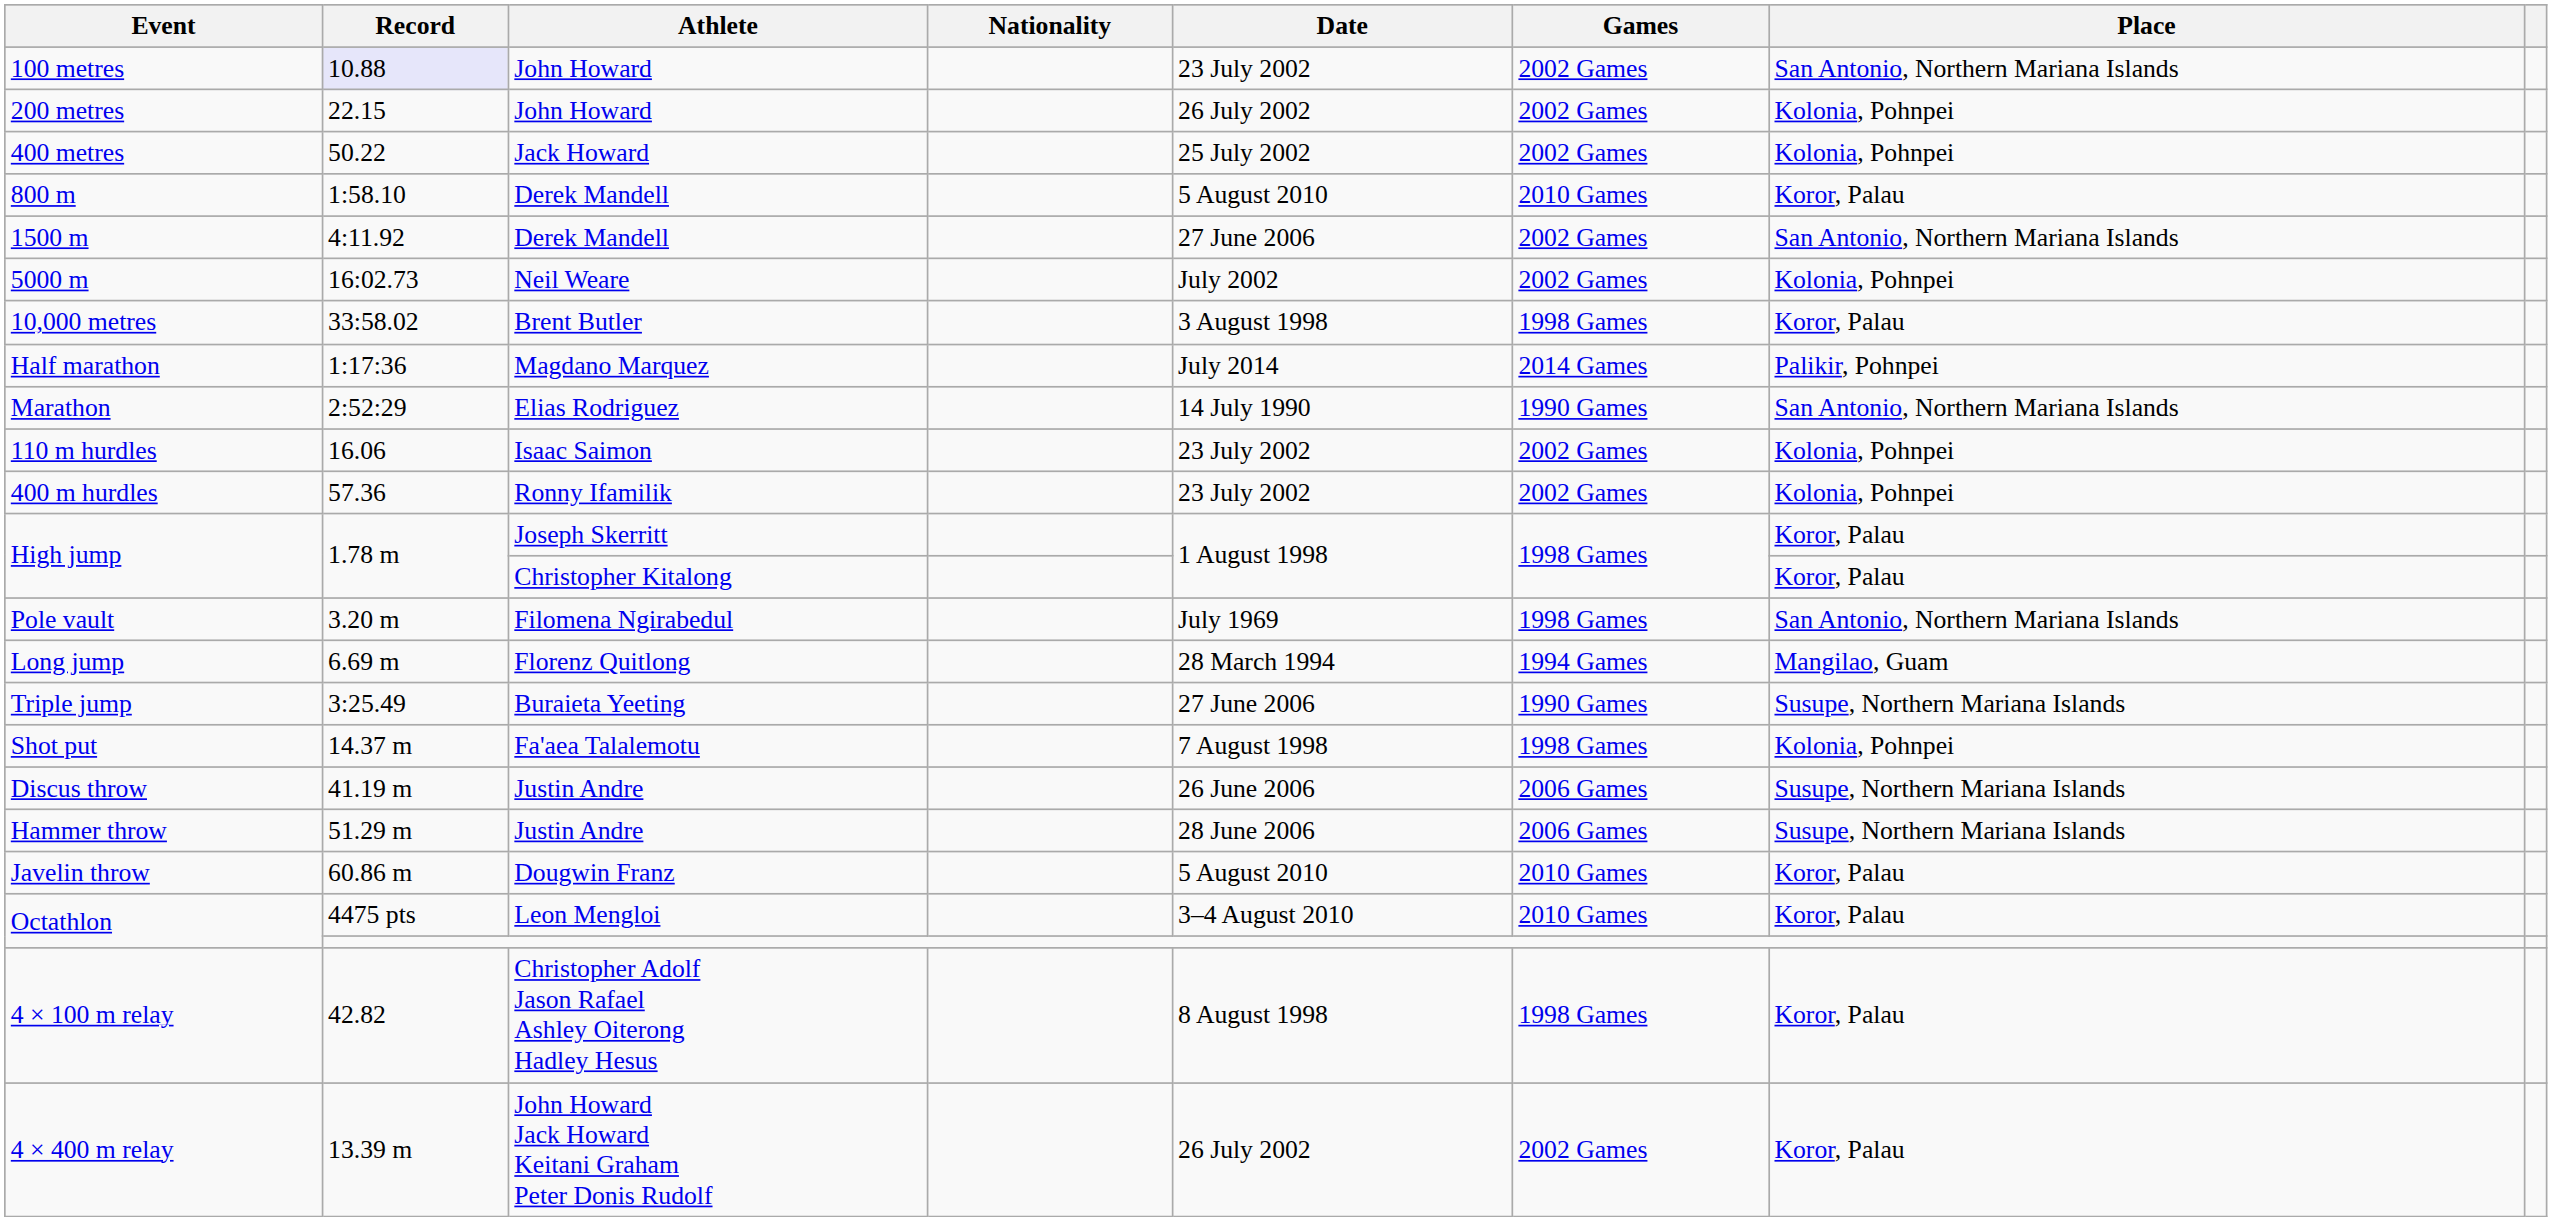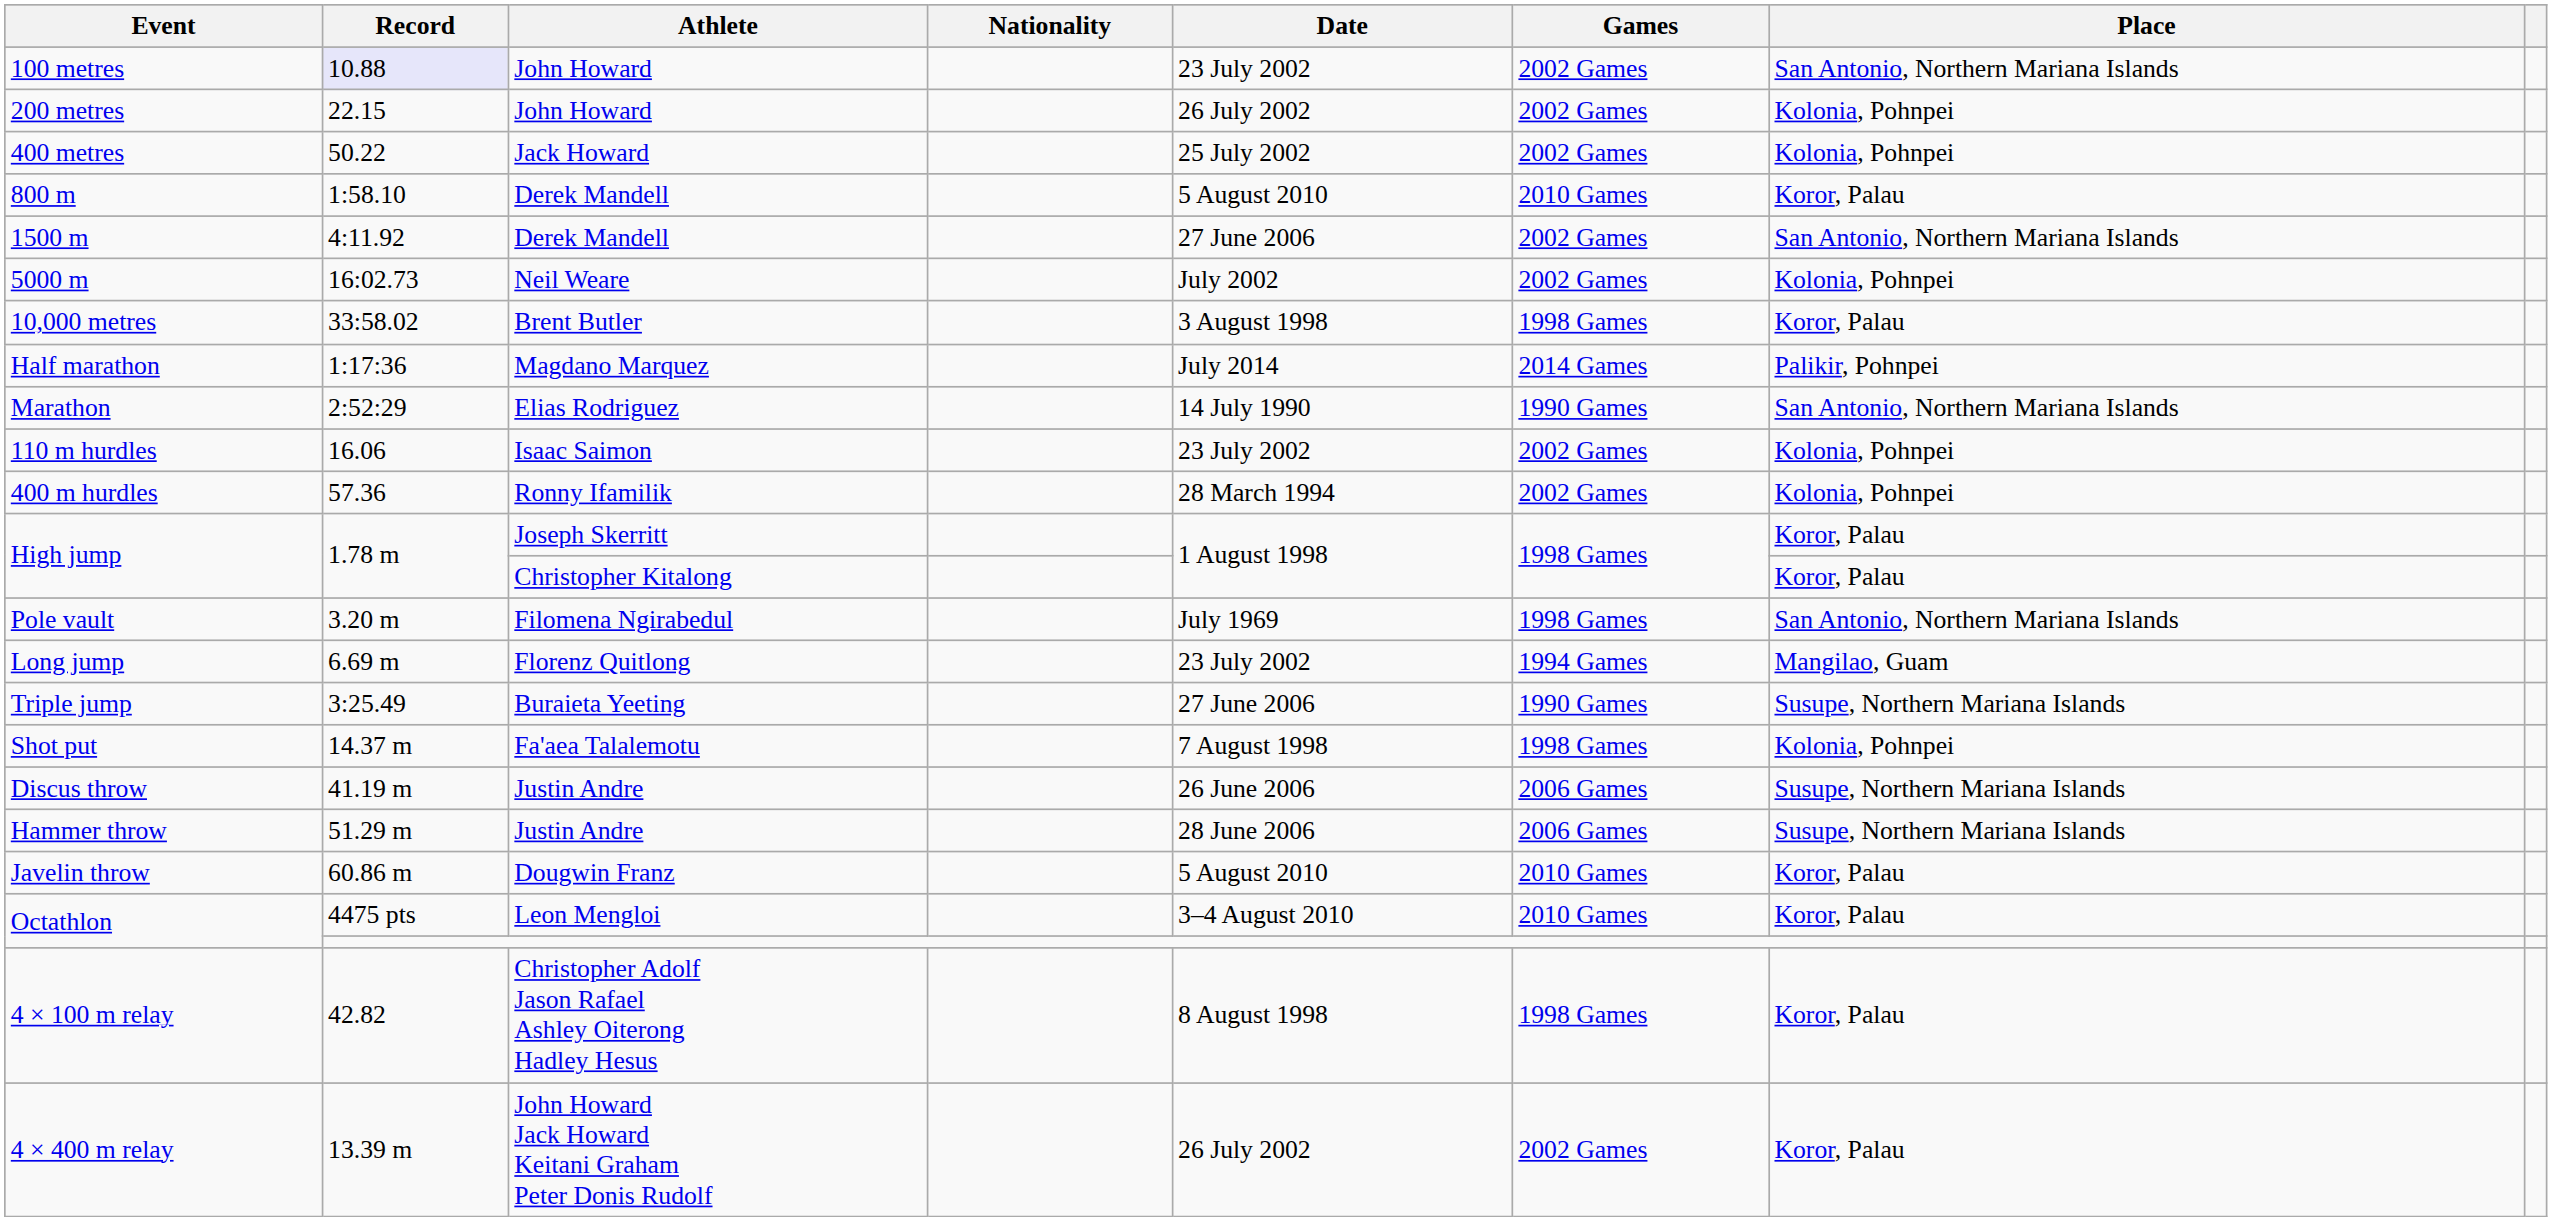(1244, 491) 23 July 2002 -> (1256, 491) 28 March 1994
(1256, 661) 28 March 1994 -> (1244, 661) 23 July 2002
